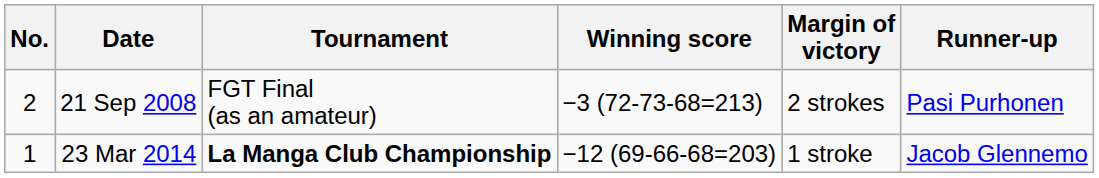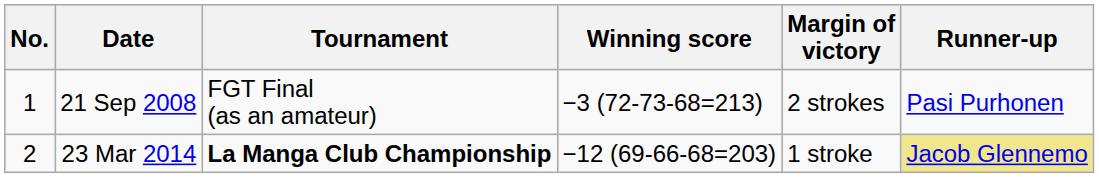(30, 102) 2 -> (30, 102) 1
(30, 154) 1 -> (30, 154) 2
(997, 154) no background -> (997, 154) khaki background
